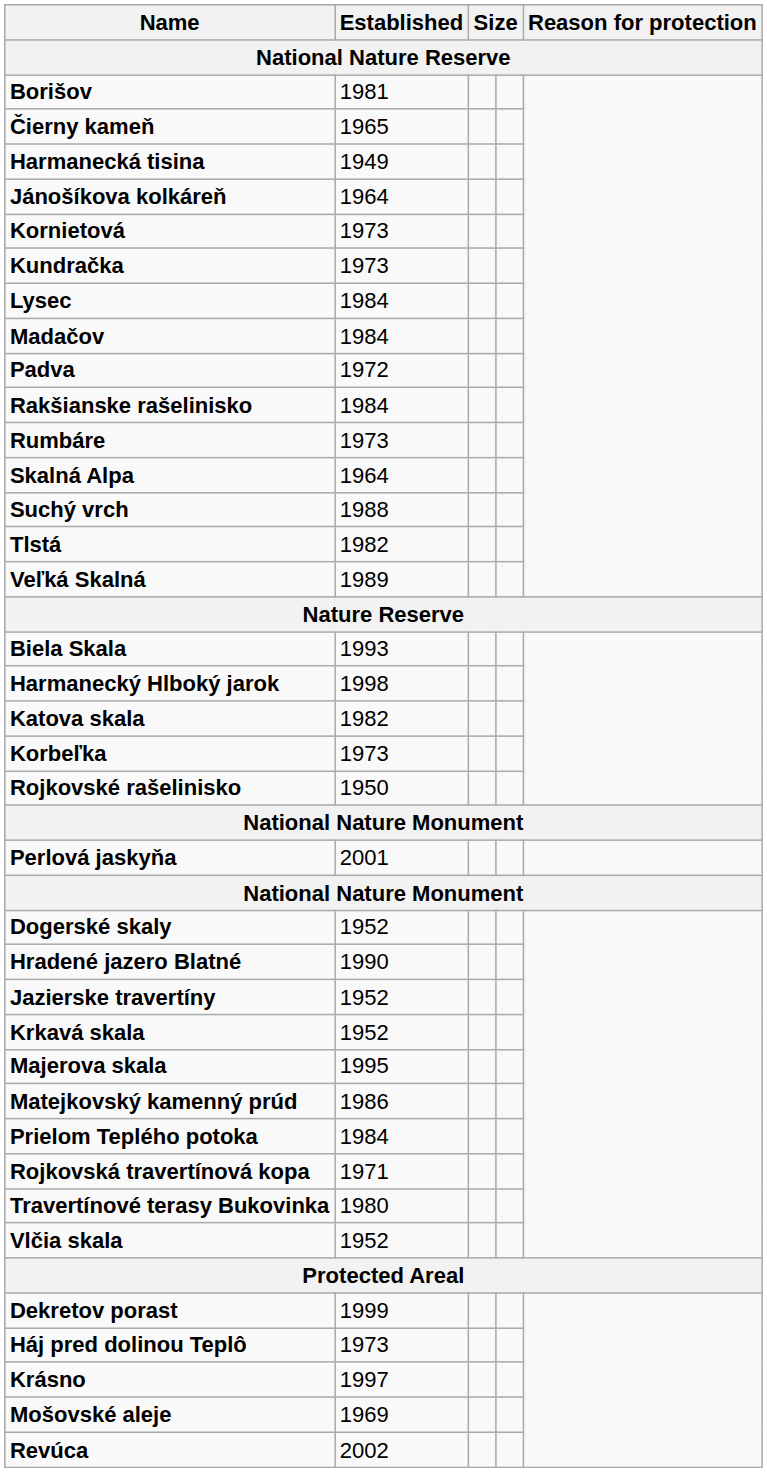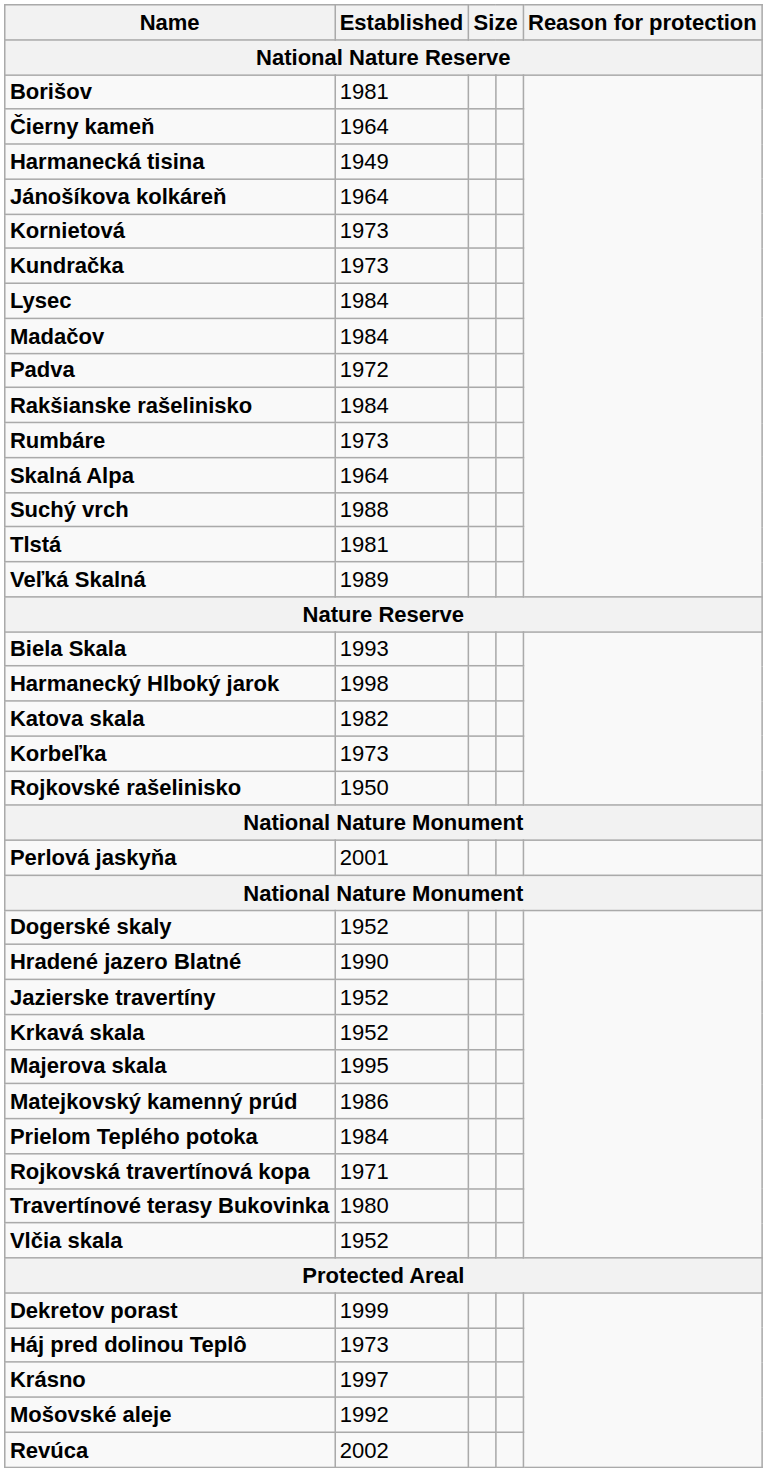(364, 127) 1965 -> (364, 127) 1964
(364, 545) 1982 -> (364, 545) 1981
(364, 1415) 1969 -> (364, 1415) 1992
